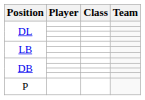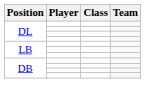- row: (25, 86)
